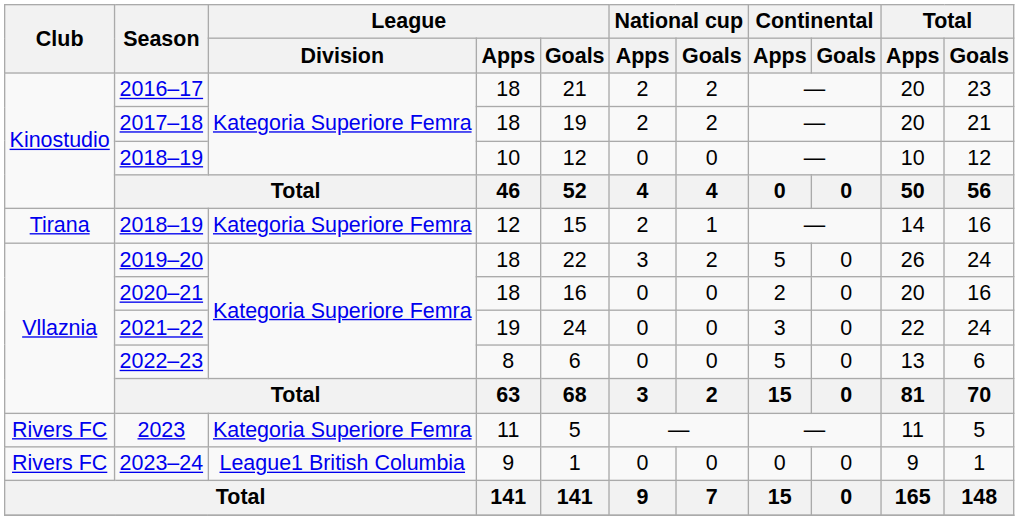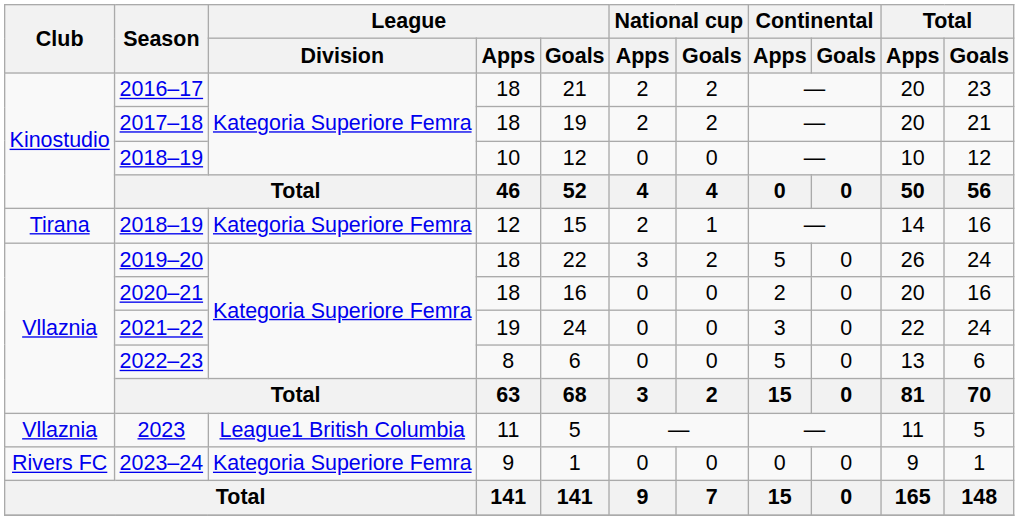(60, 429) Rivers FC -> (60, 429) Vllaznia
(342, 429) Kategoria Superiore Femra -> (342, 429) League1 British Columbia
(342, 463) League1 British Columbia -> (342, 463) Kategoria Superiore Femra
